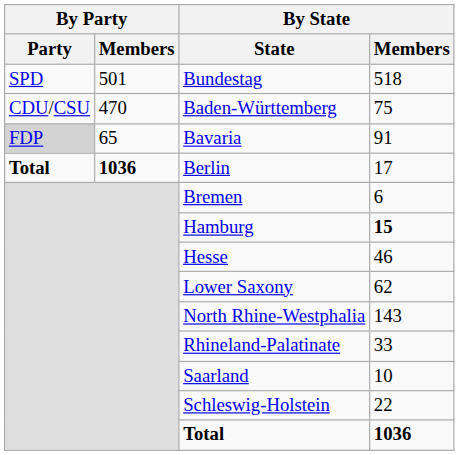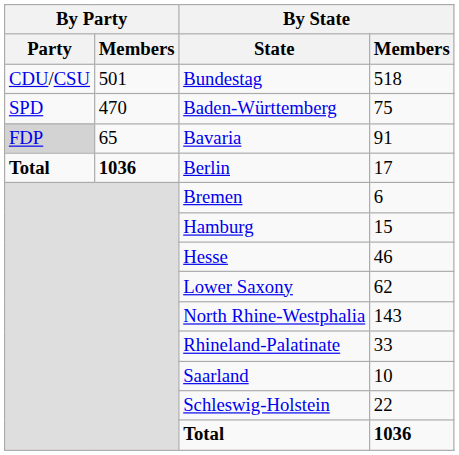(26, 78) SPD -> (49, 78) CDU/CSU
(49, 108) CDU/CSU -> (26, 108) SPD
(383, 227) bold -> (383, 227) normal
